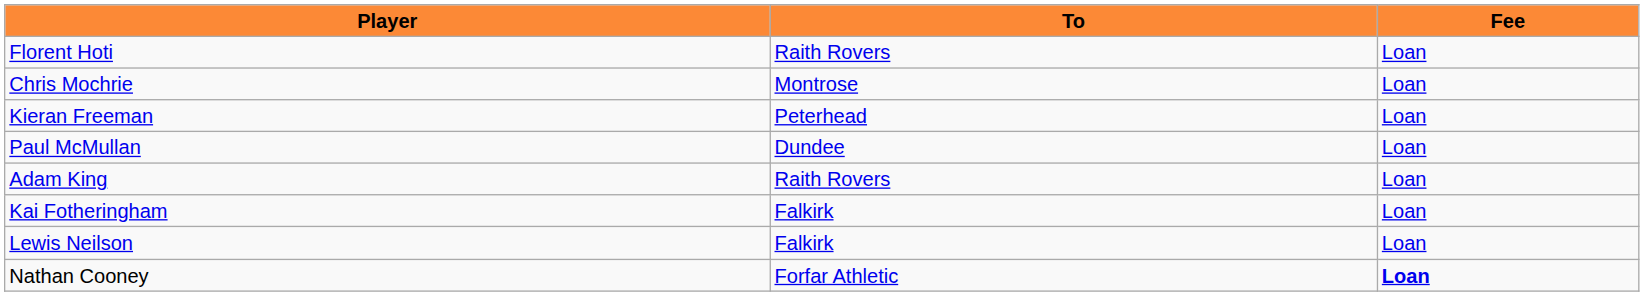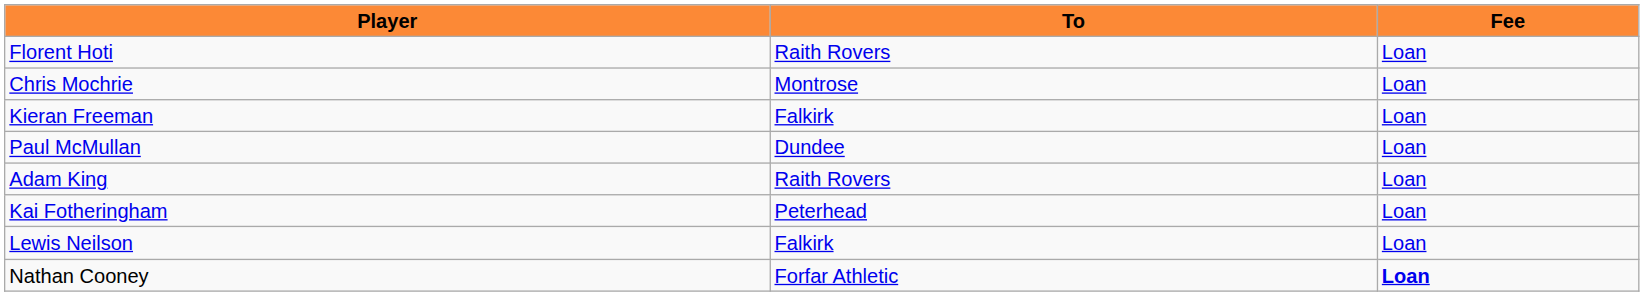(821, 116) Peterhead -> (804, 116) Falkirk
(804, 211) Falkirk -> (821, 211) Peterhead
